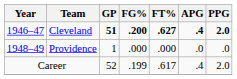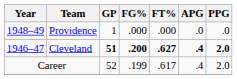rows swapped: (71, 31) <-> (73, 48)
